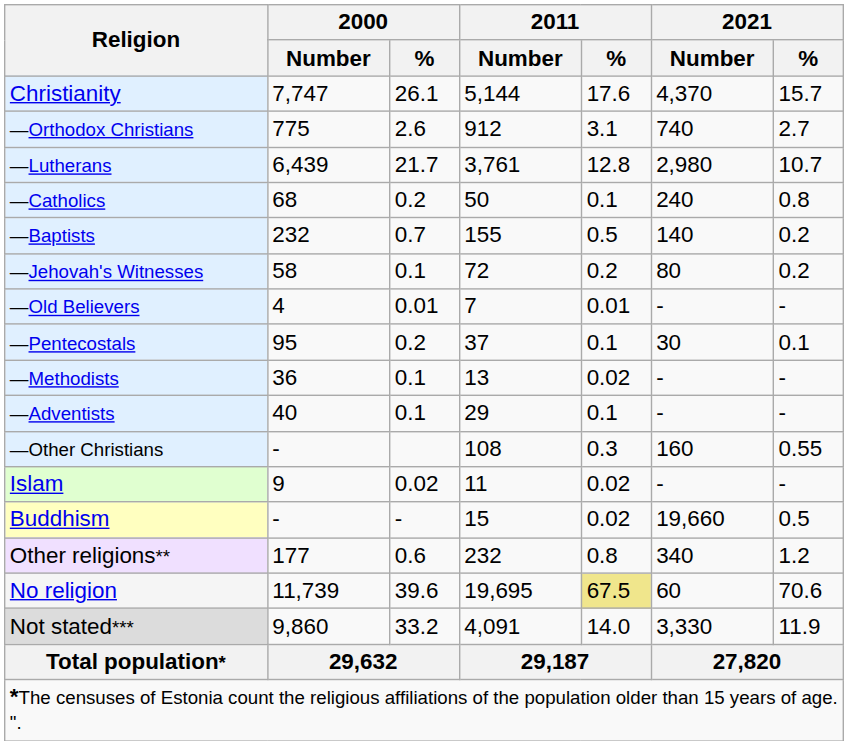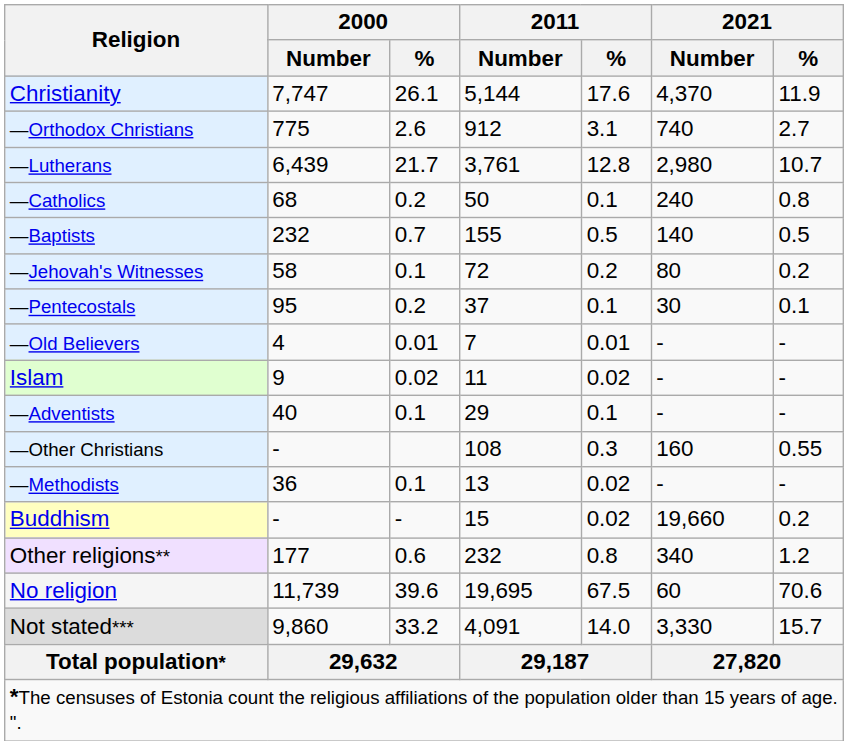(800, 93) 15.7 -> (799, 93) 11.9
(794, 235) 0.2 -> (794, 235) 0.5
rows swapped: (73, 343) <-> (75, 307)
rows swapped: (64, 378) <-> (37, 484)
(794, 519) 0.5 -> (794, 519) 0.2
(608, 590) khaki background -> (608, 590) no background
(799, 626) 11.9 -> (800, 626) 15.7
